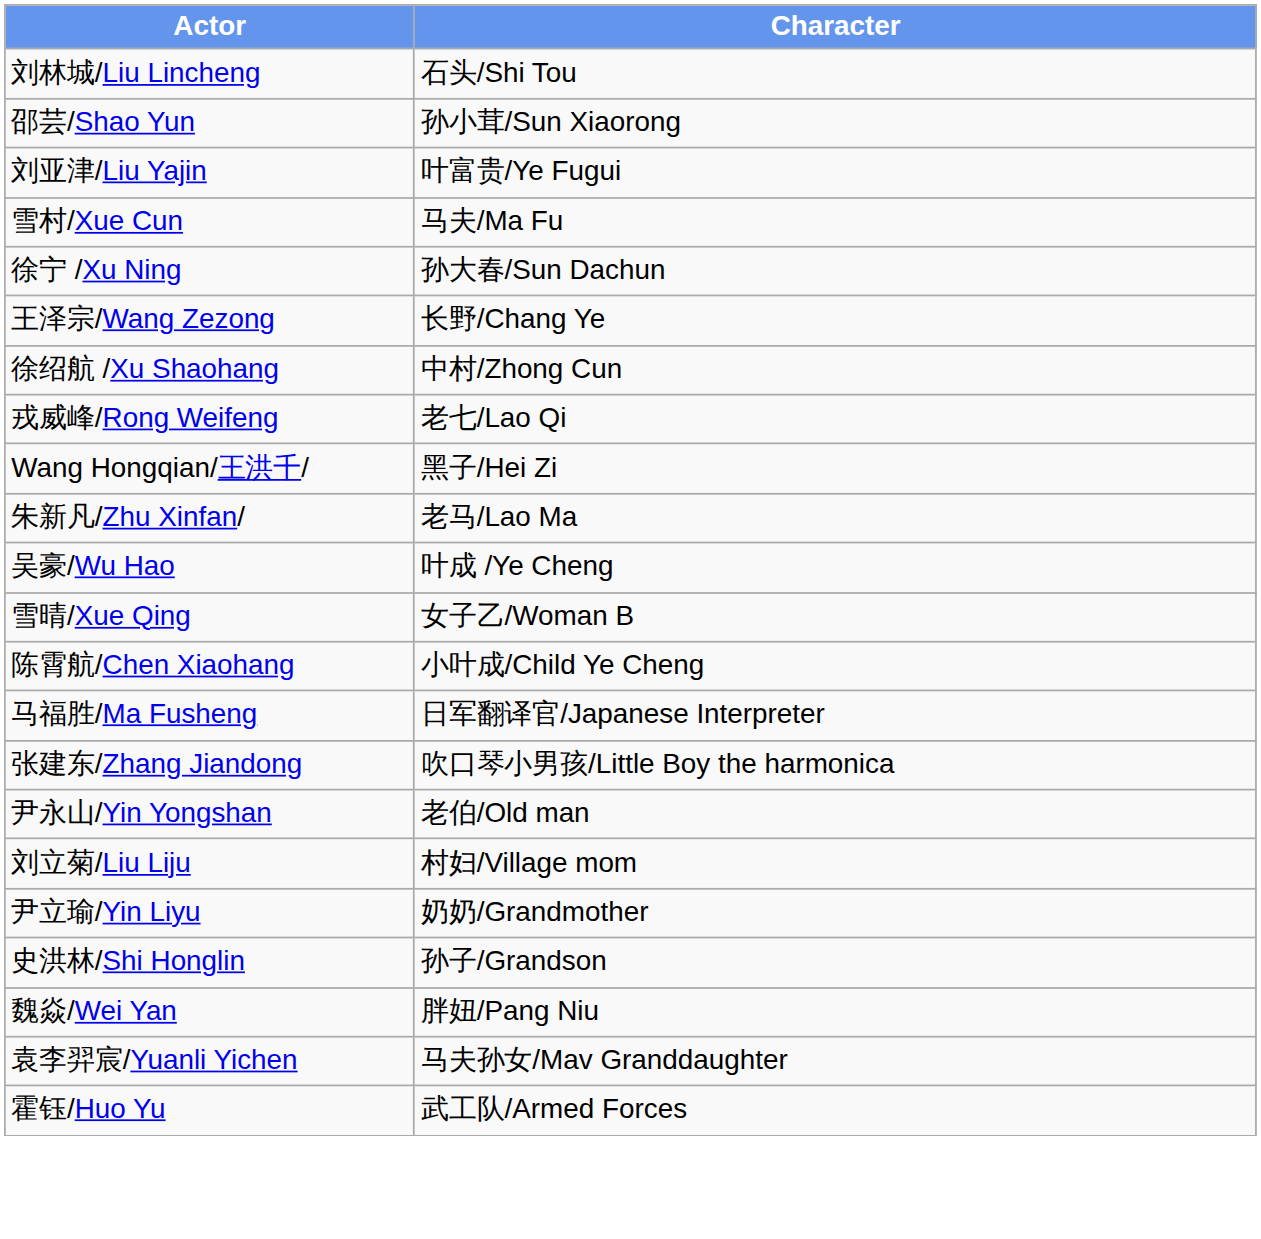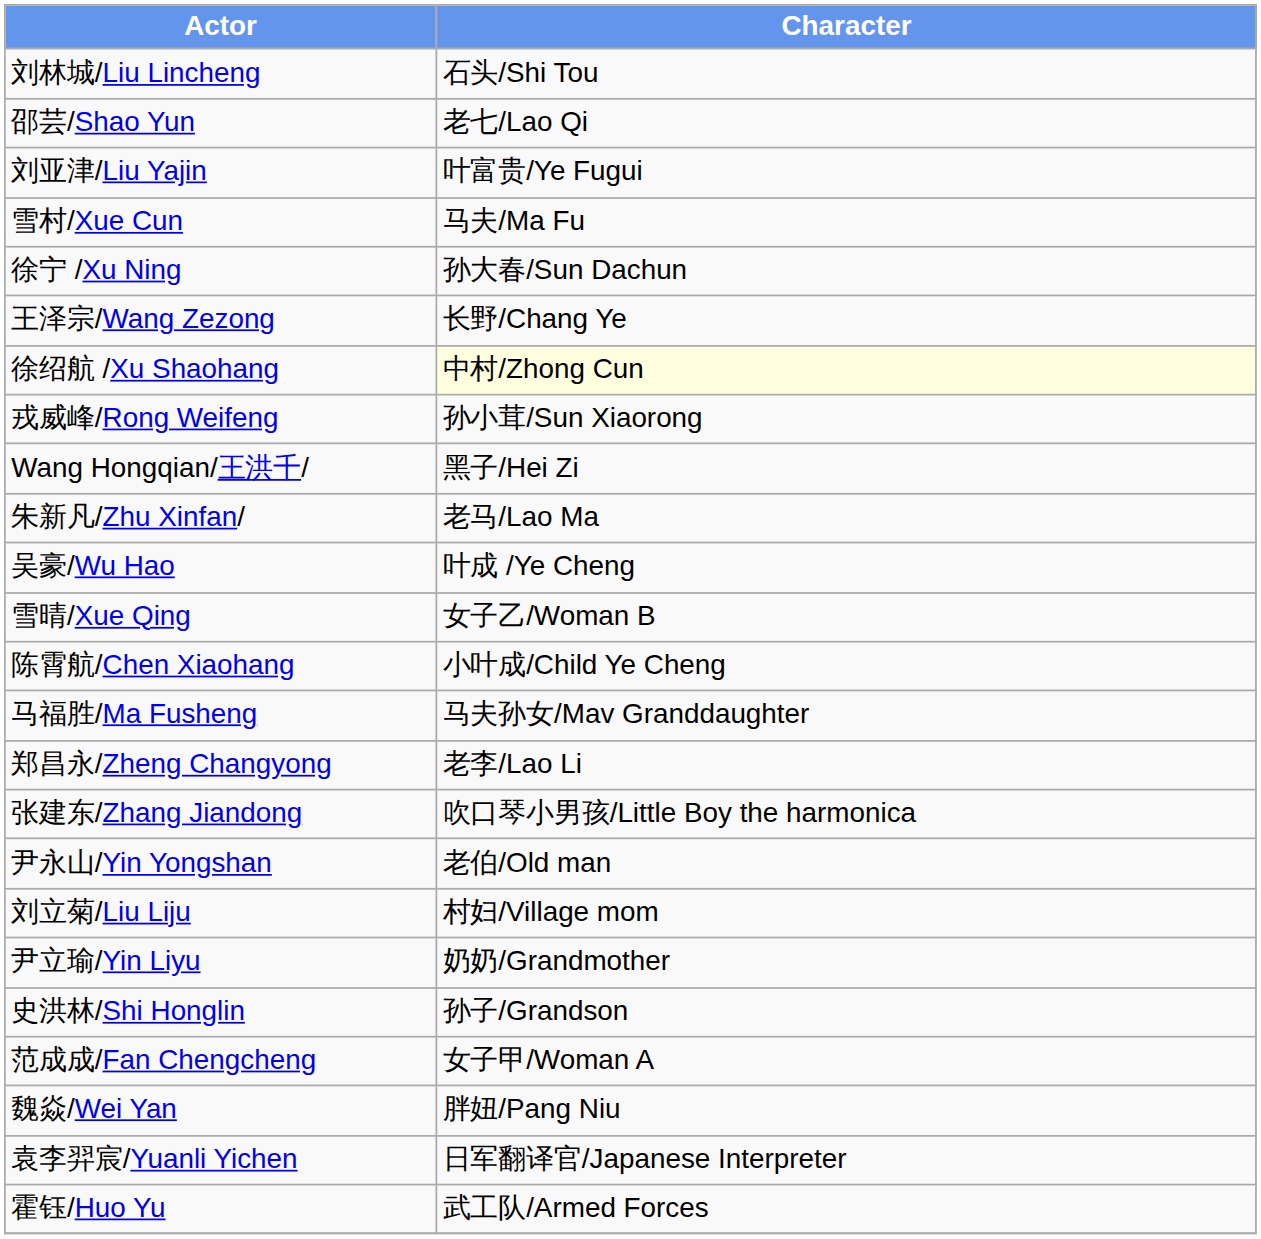(551, 121) 孙小茸/Sun Xiaorong -> (515, 121) 老七/Lao Qi
(522, 368) no background -> (543, 368) lightyellow background
(494, 418) 老七/Lao Qi -> (573, 418) 孙小茸/Sun Xiaorong
(623, 714) 日军翻译官/Japanese Interpreter -> (626, 714) 马夫孙女/Mav Granddaughter
+ row: (171, 763)
+ row: (164, 1059)
(604, 1059) 马夫孙女/Mav Granddaughter -> (645, 1158) 日军翻译官/Japanese Interpreter
